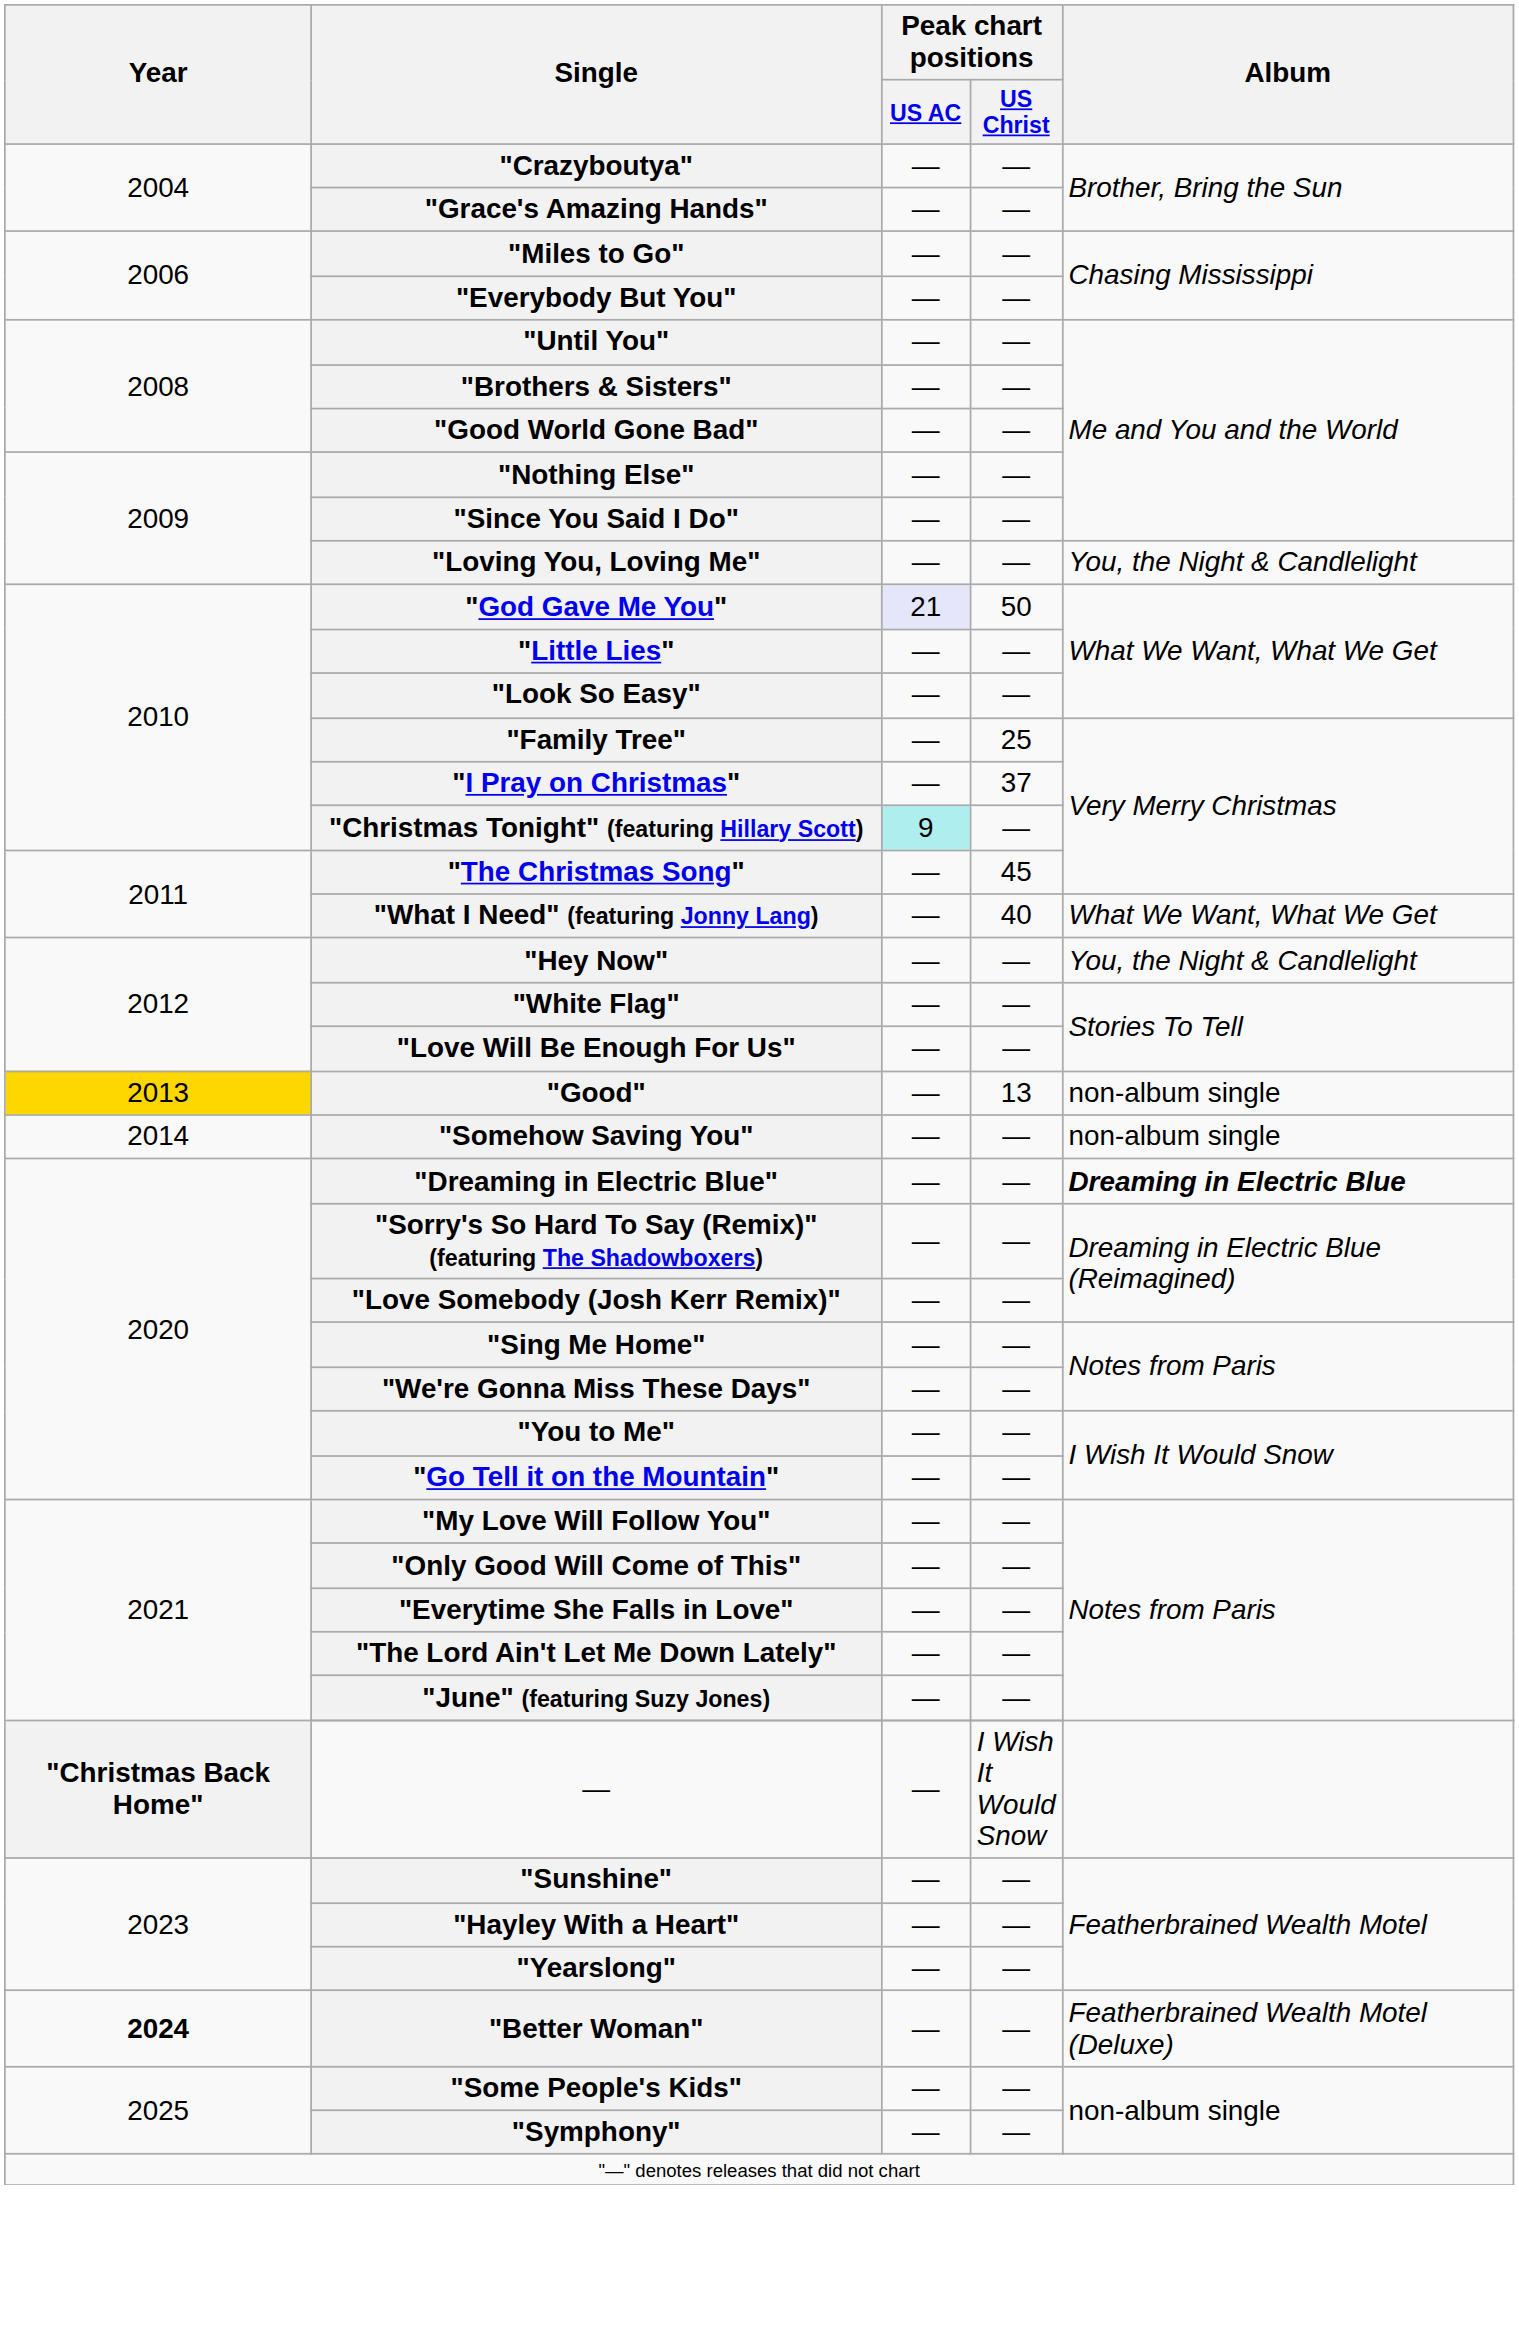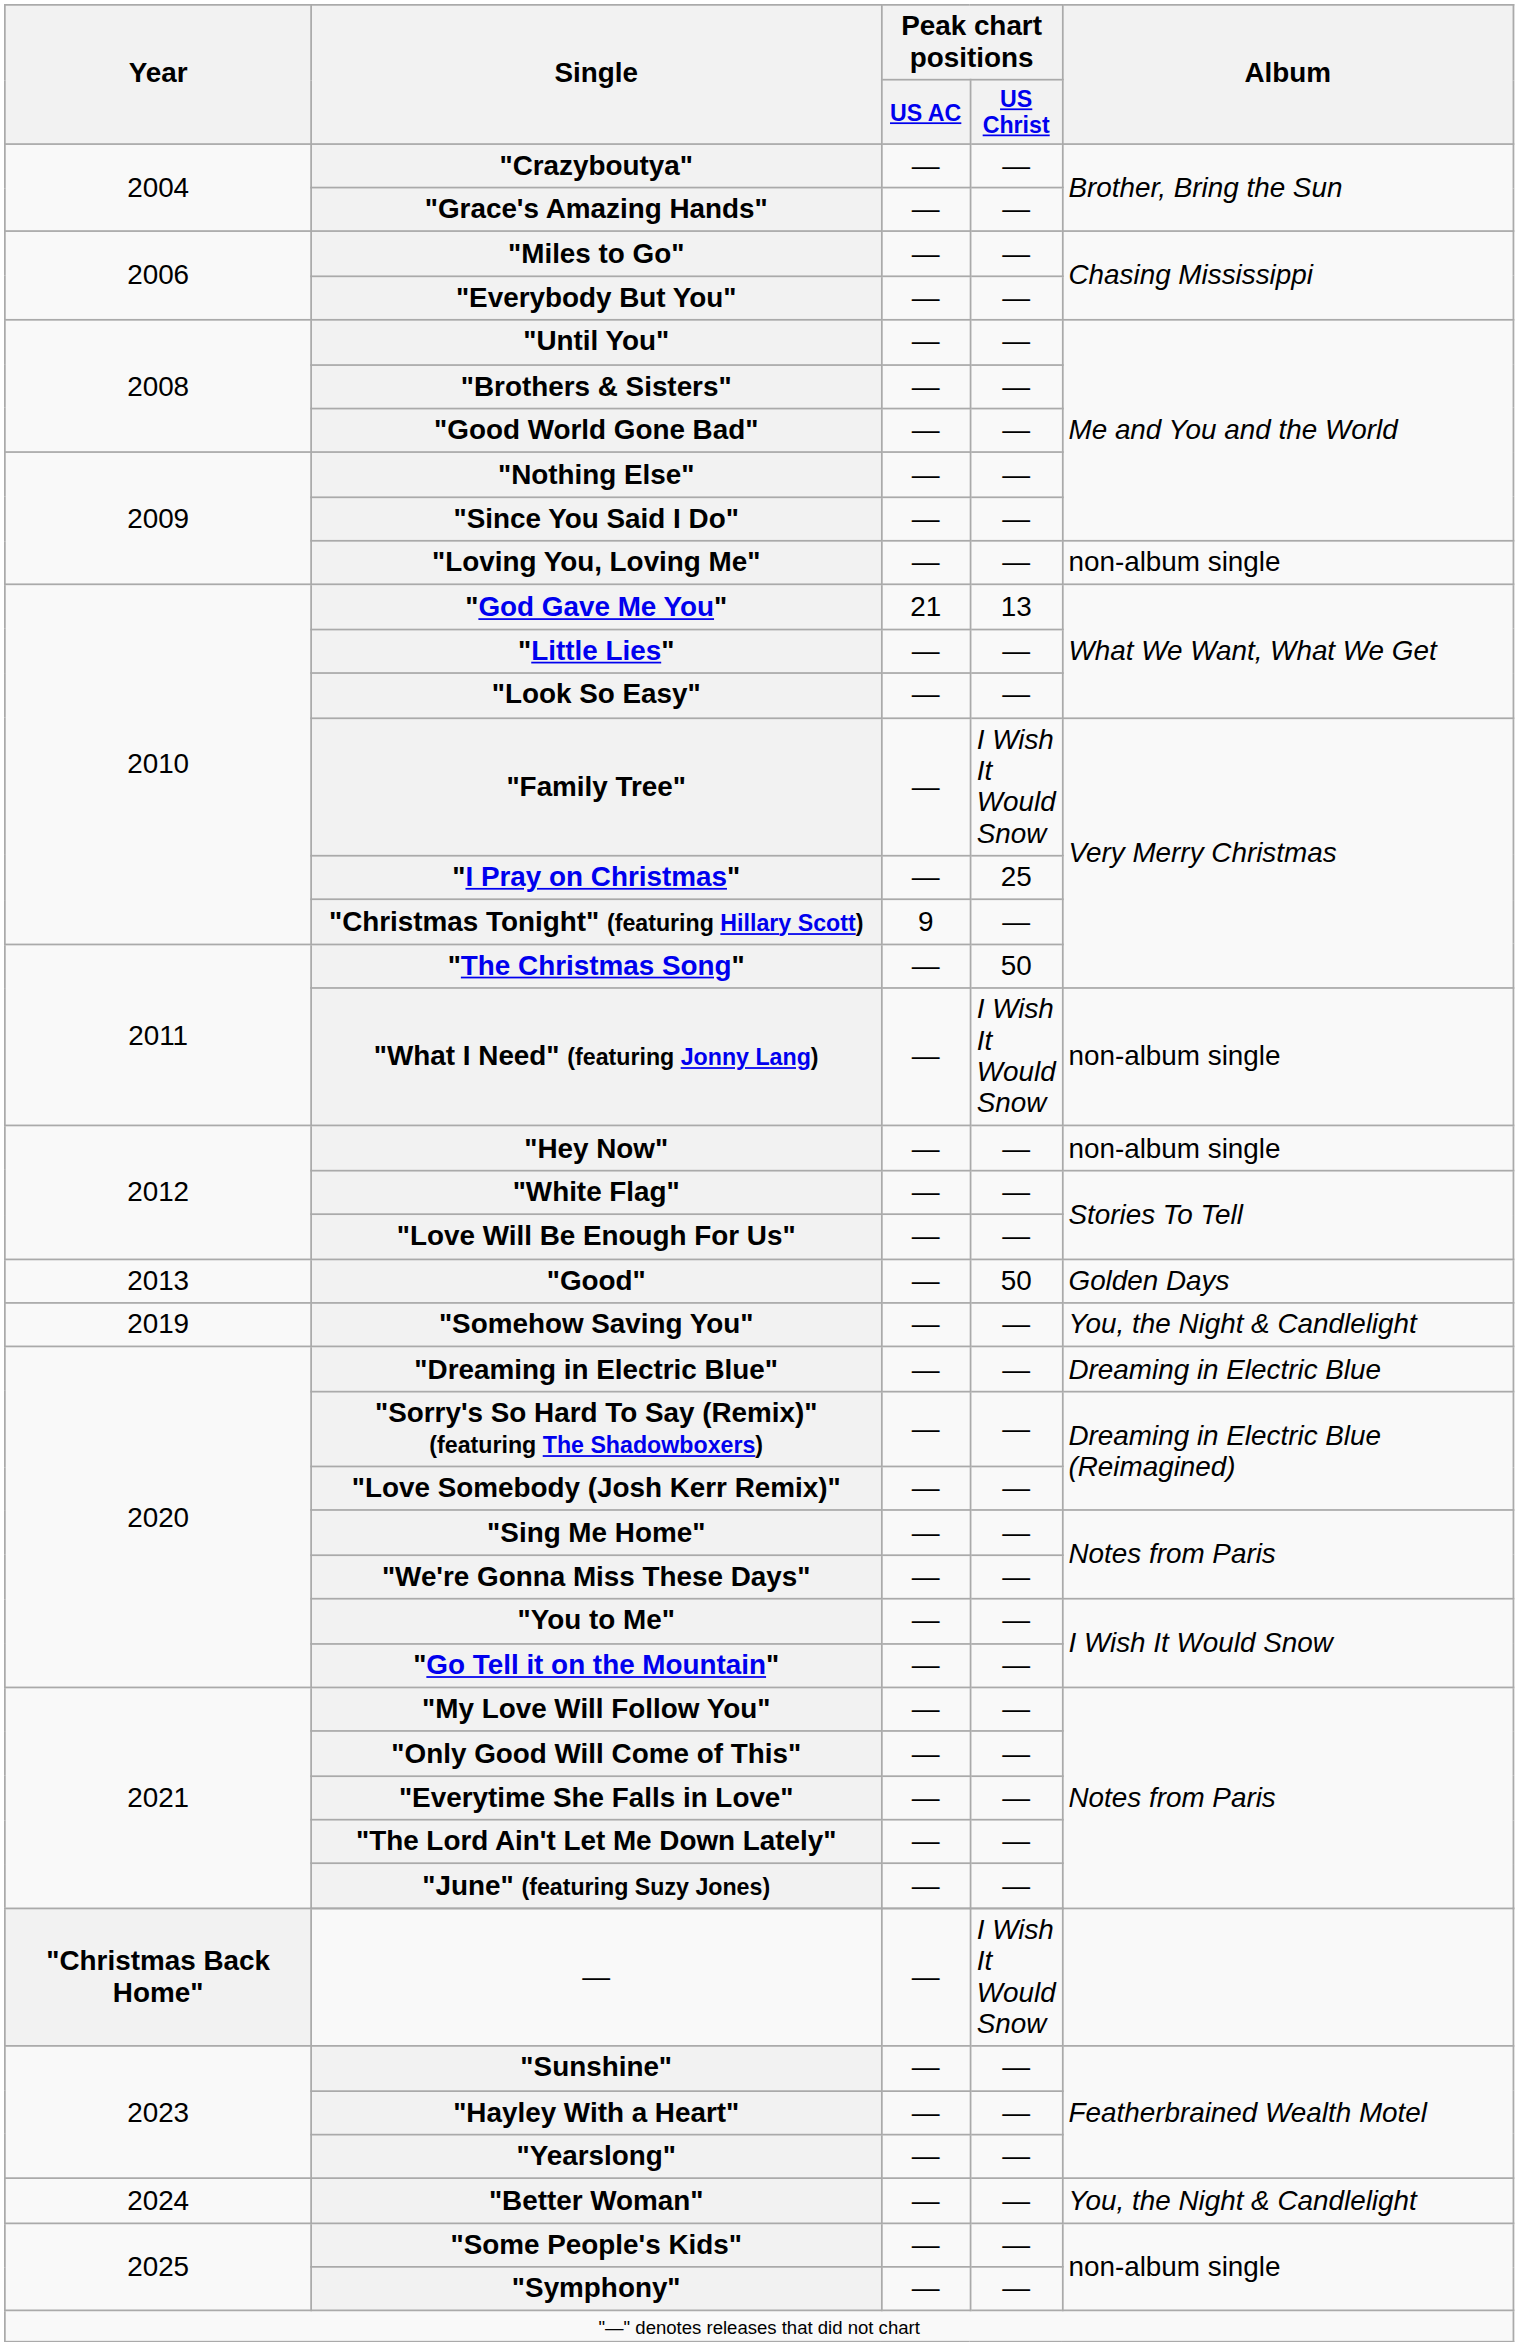(1243, 562) You, the Night & Candlelight -> (1174, 562) non-album single
(926, 606) lavender background -> (926, 606) no background
(1016, 606) 50 -> (1016, 606) 13
(1016, 739) 25 -> (1016, 786) I Wish It Would Snow
(1016, 783) 37 -> (1016, 877) 25
(926, 827) paleturquoise background -> (926, 921) no background
(1016, 871) 45 -> (1016, 965) 50
(1016, 915) 40 -> (1016, 1056) I Wish It Would Snow
(1253, 915) What We Want, What We Get -> (1174, 1056) non-album single
(1243, 959) You, the Night & Candlelight -> (1174, 1147) non-album single
(158, 1092) gold background -> (158, 1280) no background
(1016, 1092) 13 -> (1016, 1280) 50
(1174, 1092) non-album single -> (1149, 1280) Golden Days
(158, 1136) 2014 -> (158, 1324) 2019
(1174, 1136) non-album single -> (1243, 1324) You, the Night & Candlelight
(1237, 1180) bold -> (1225, 1368) normal
(158, 2028) bold -> (158, 2200) normal
(1248, 2028) Featherbrained Wealth Motel (Deluxe) -> (1243, 2200) You, the Night & Candlelight
